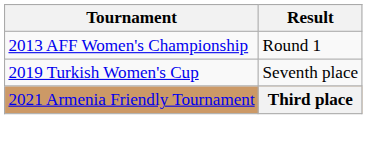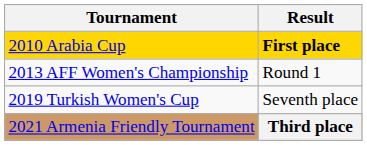+ row: (67, 45)
